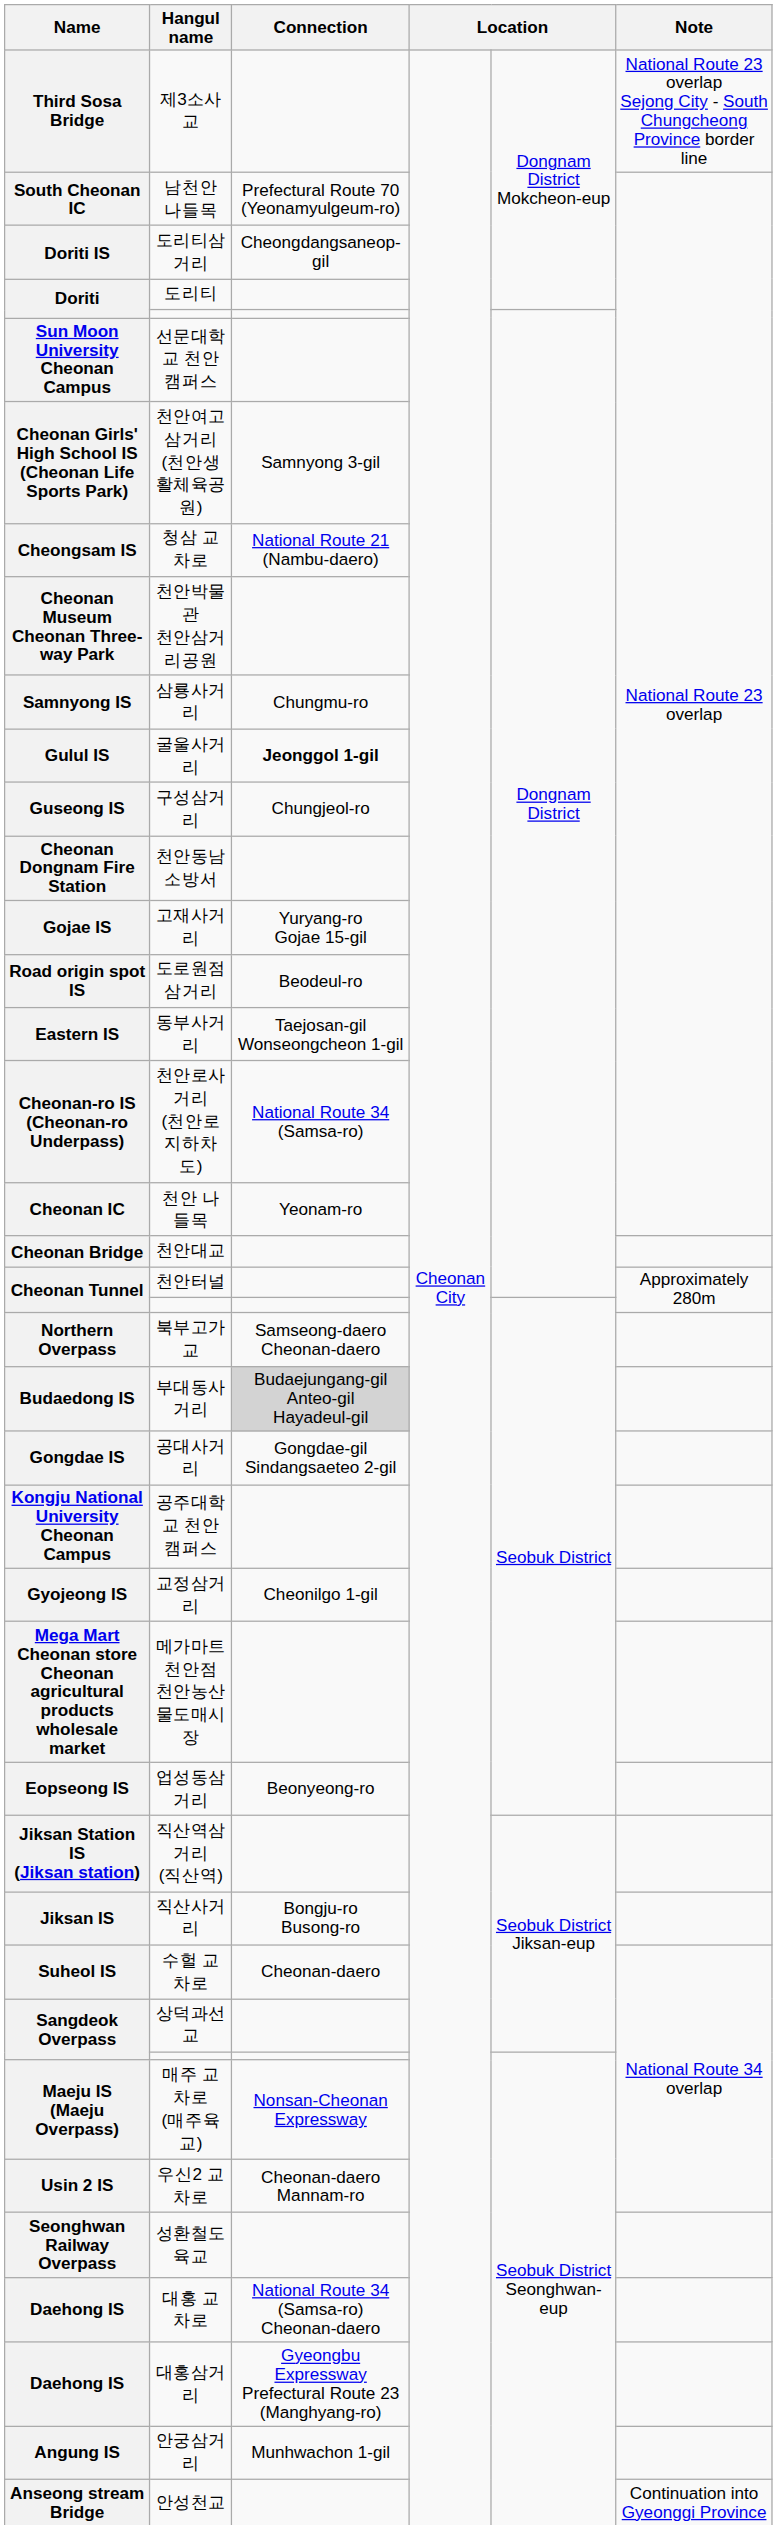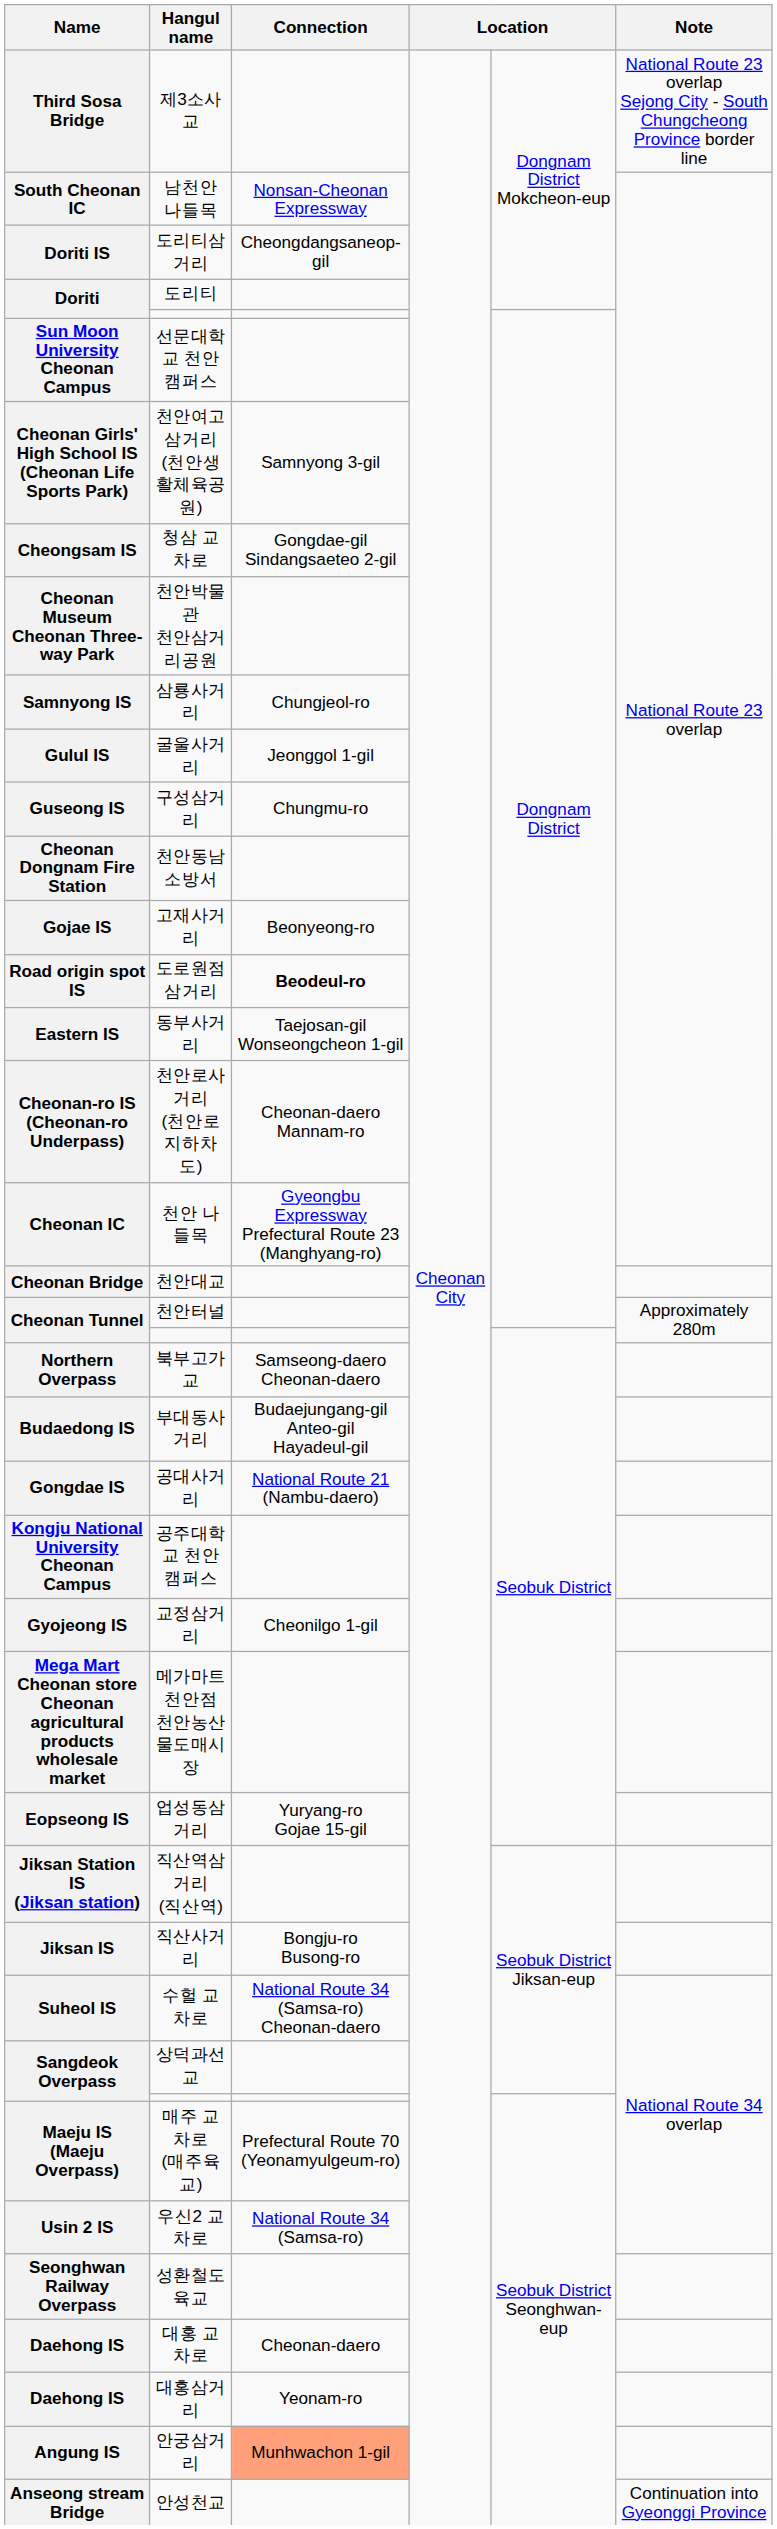(321, 198) Prefectural Route 70 (Yeonamyulgeum-ro) -> (321, 198) Nonsan-Cheonan Expressway
(321, 549) National Route 21 (Nambu-daero) -> (321, 549) Gongdae-gil Sindangsaeteo 2-gil
(321, 702) Chungmu-ro -> (321, 702) Chungjeol-ro
(321, 755) bold -> (321, 755) normal
(321, 809) Chungjeol-ro -> (321, 809) Chungmu-ro
(321, 927) Yuryang-ro Gojae 15-gil -> (321, 927) Beonyeong-ro
(321, 980) normal -> (321, 980) bold
(321, 1121) National Route 34 (Samsa-ro) -> (321, 1121) Cheonan-daero Mannam-ro
(321, 1209) Yeonam-ro -> (321, 1224) Gyeongbu Expressway Prefectural Route 23 (Manghyang-ro)
(321, 1398) lightgrey background -> (321, 1428) no background
(321, 1457) Gongdae-gil Sindangsaeteo 2-gil -> (321, 1488) National Route 21 (Nambu-daero)
(321, 1788) Beonyeong-ro -> (321, 1819) Yuryang-ro Gojae 15-gil
(321, 1972) Cheonan-daero -> (321, 2007) National Route 34 (Samsa-ro) Cheonan-daero
(321, 2109) Nonsan-Cheonan Expressway -> (321, 2151) Prefectural Route 70 (Yeonamyulgeum-ro)
(321, 2185) Cheonan-daero Mannam-ro -> (321, 2227) National Route 34 (Samsa-ro)
(321, 2309) National Route 34 (Samsa-ro) Cheonan-daero -> (321, 2345) Cheonan-daero
(321, 2384) Gyeongbu Expressway Prefectural Route 23 (Manghyang-ro) -> (321, 2399) Yeonam-ro
(321, 2452) no background -> (321, 2452) lightsalmon background
